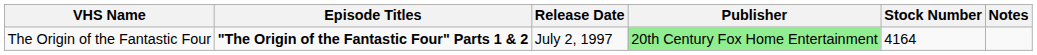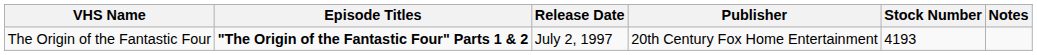(754, 38) lightgreen background -> (754, 38) no background
(900, 38) 4164 -> (900, 38) 4193
